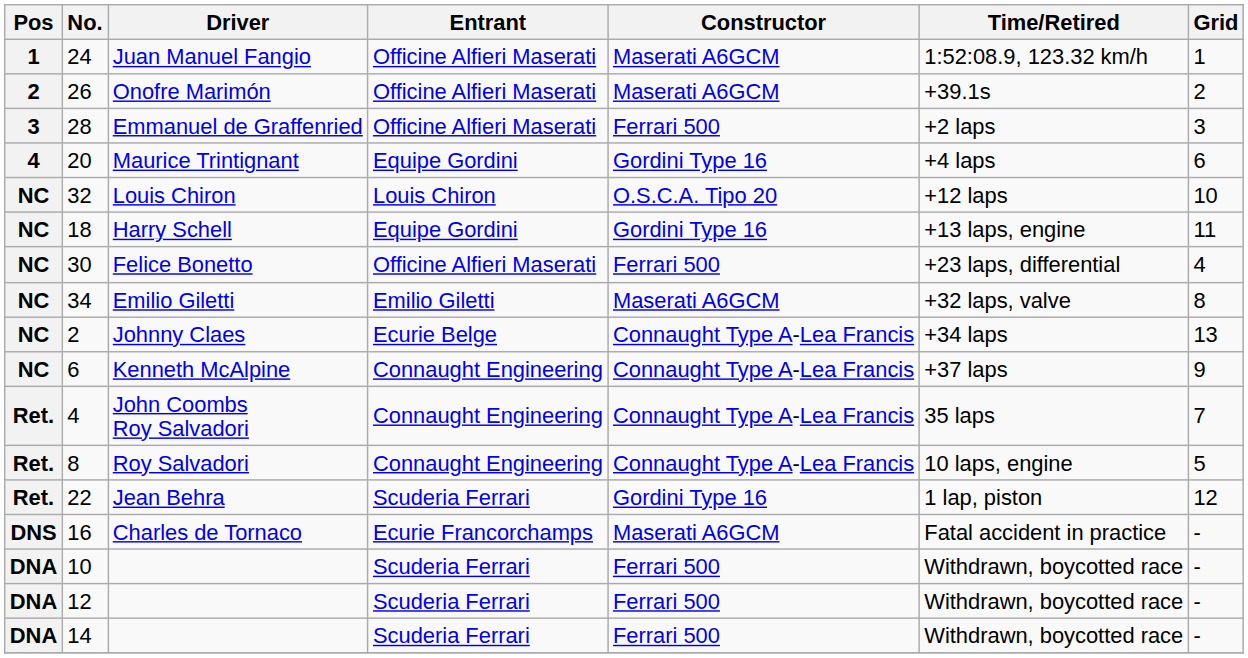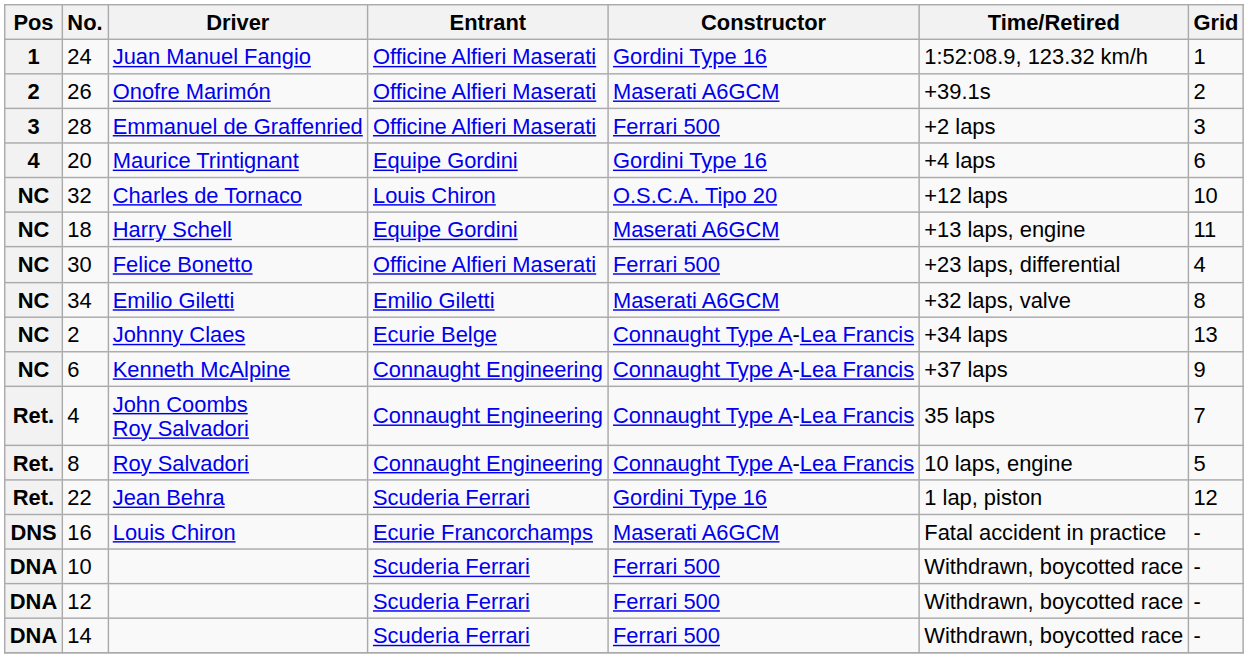(696, 57) Maserati A6GCM -> (690, 57) Gordini Type 16
(174, 195) Louis Chiron -> (207, 195) Charles de Tornaco
(690, 230) Gordini Type 16 -> (696, 230) Maserati A6GCM
(207, 532) Charles de Tornaco -> (174, 532) Louis Chiron
